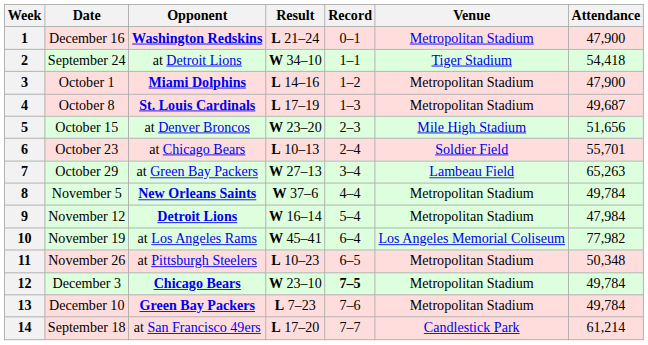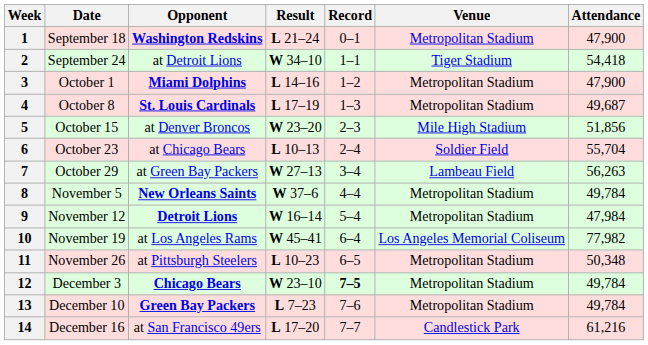(87, 37) December 16 -> (87, 37) September 18
(606, 127) 51,656 -> (606, 127) 51,856
(606, 149) 55,701 -> (606, 149) 55,704
(606, 171) 65,263 -> (606, 171) 56,263
(87, 328) September 18 -> (87, 328) December 16
(606, 328) 61,214 -> (606, 328) 61,216
